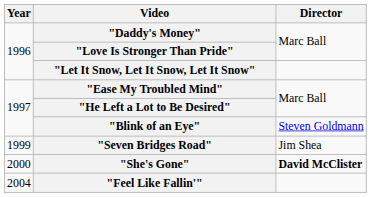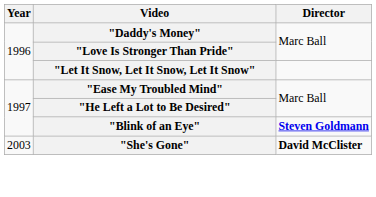(321, 126) normal -> (324, 126) bold
- row: (155, 145)
(19, 164) 2000 -> (19, 145) 2003
- row: (155, 182)
